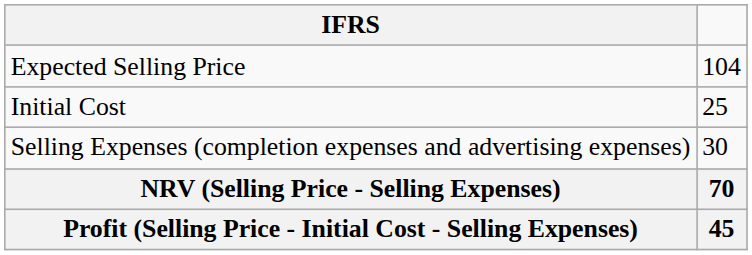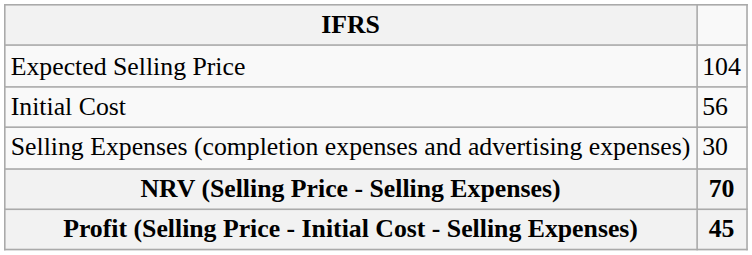(715, 106) 25 -> (715, 106) 56
